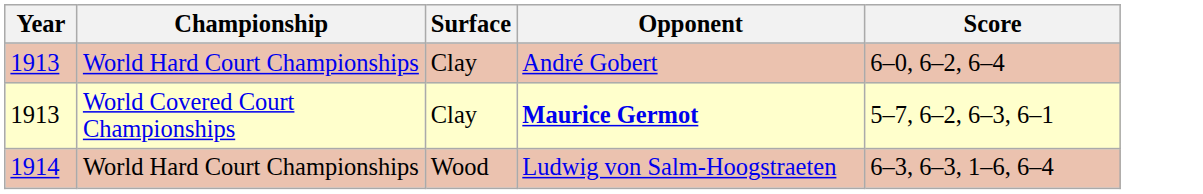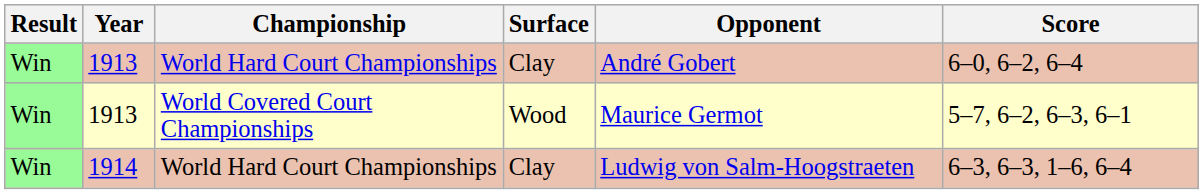+ column: (44, 23)
(454, 115) Clay -> (538, 115) Wood
(610, 115) bold -> (681, 115) normal
(460, 167) Wood -> (532, 167) Clay
